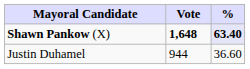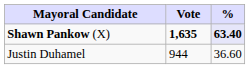(183, 34) 1,648 -> (183, 34) 1,635
